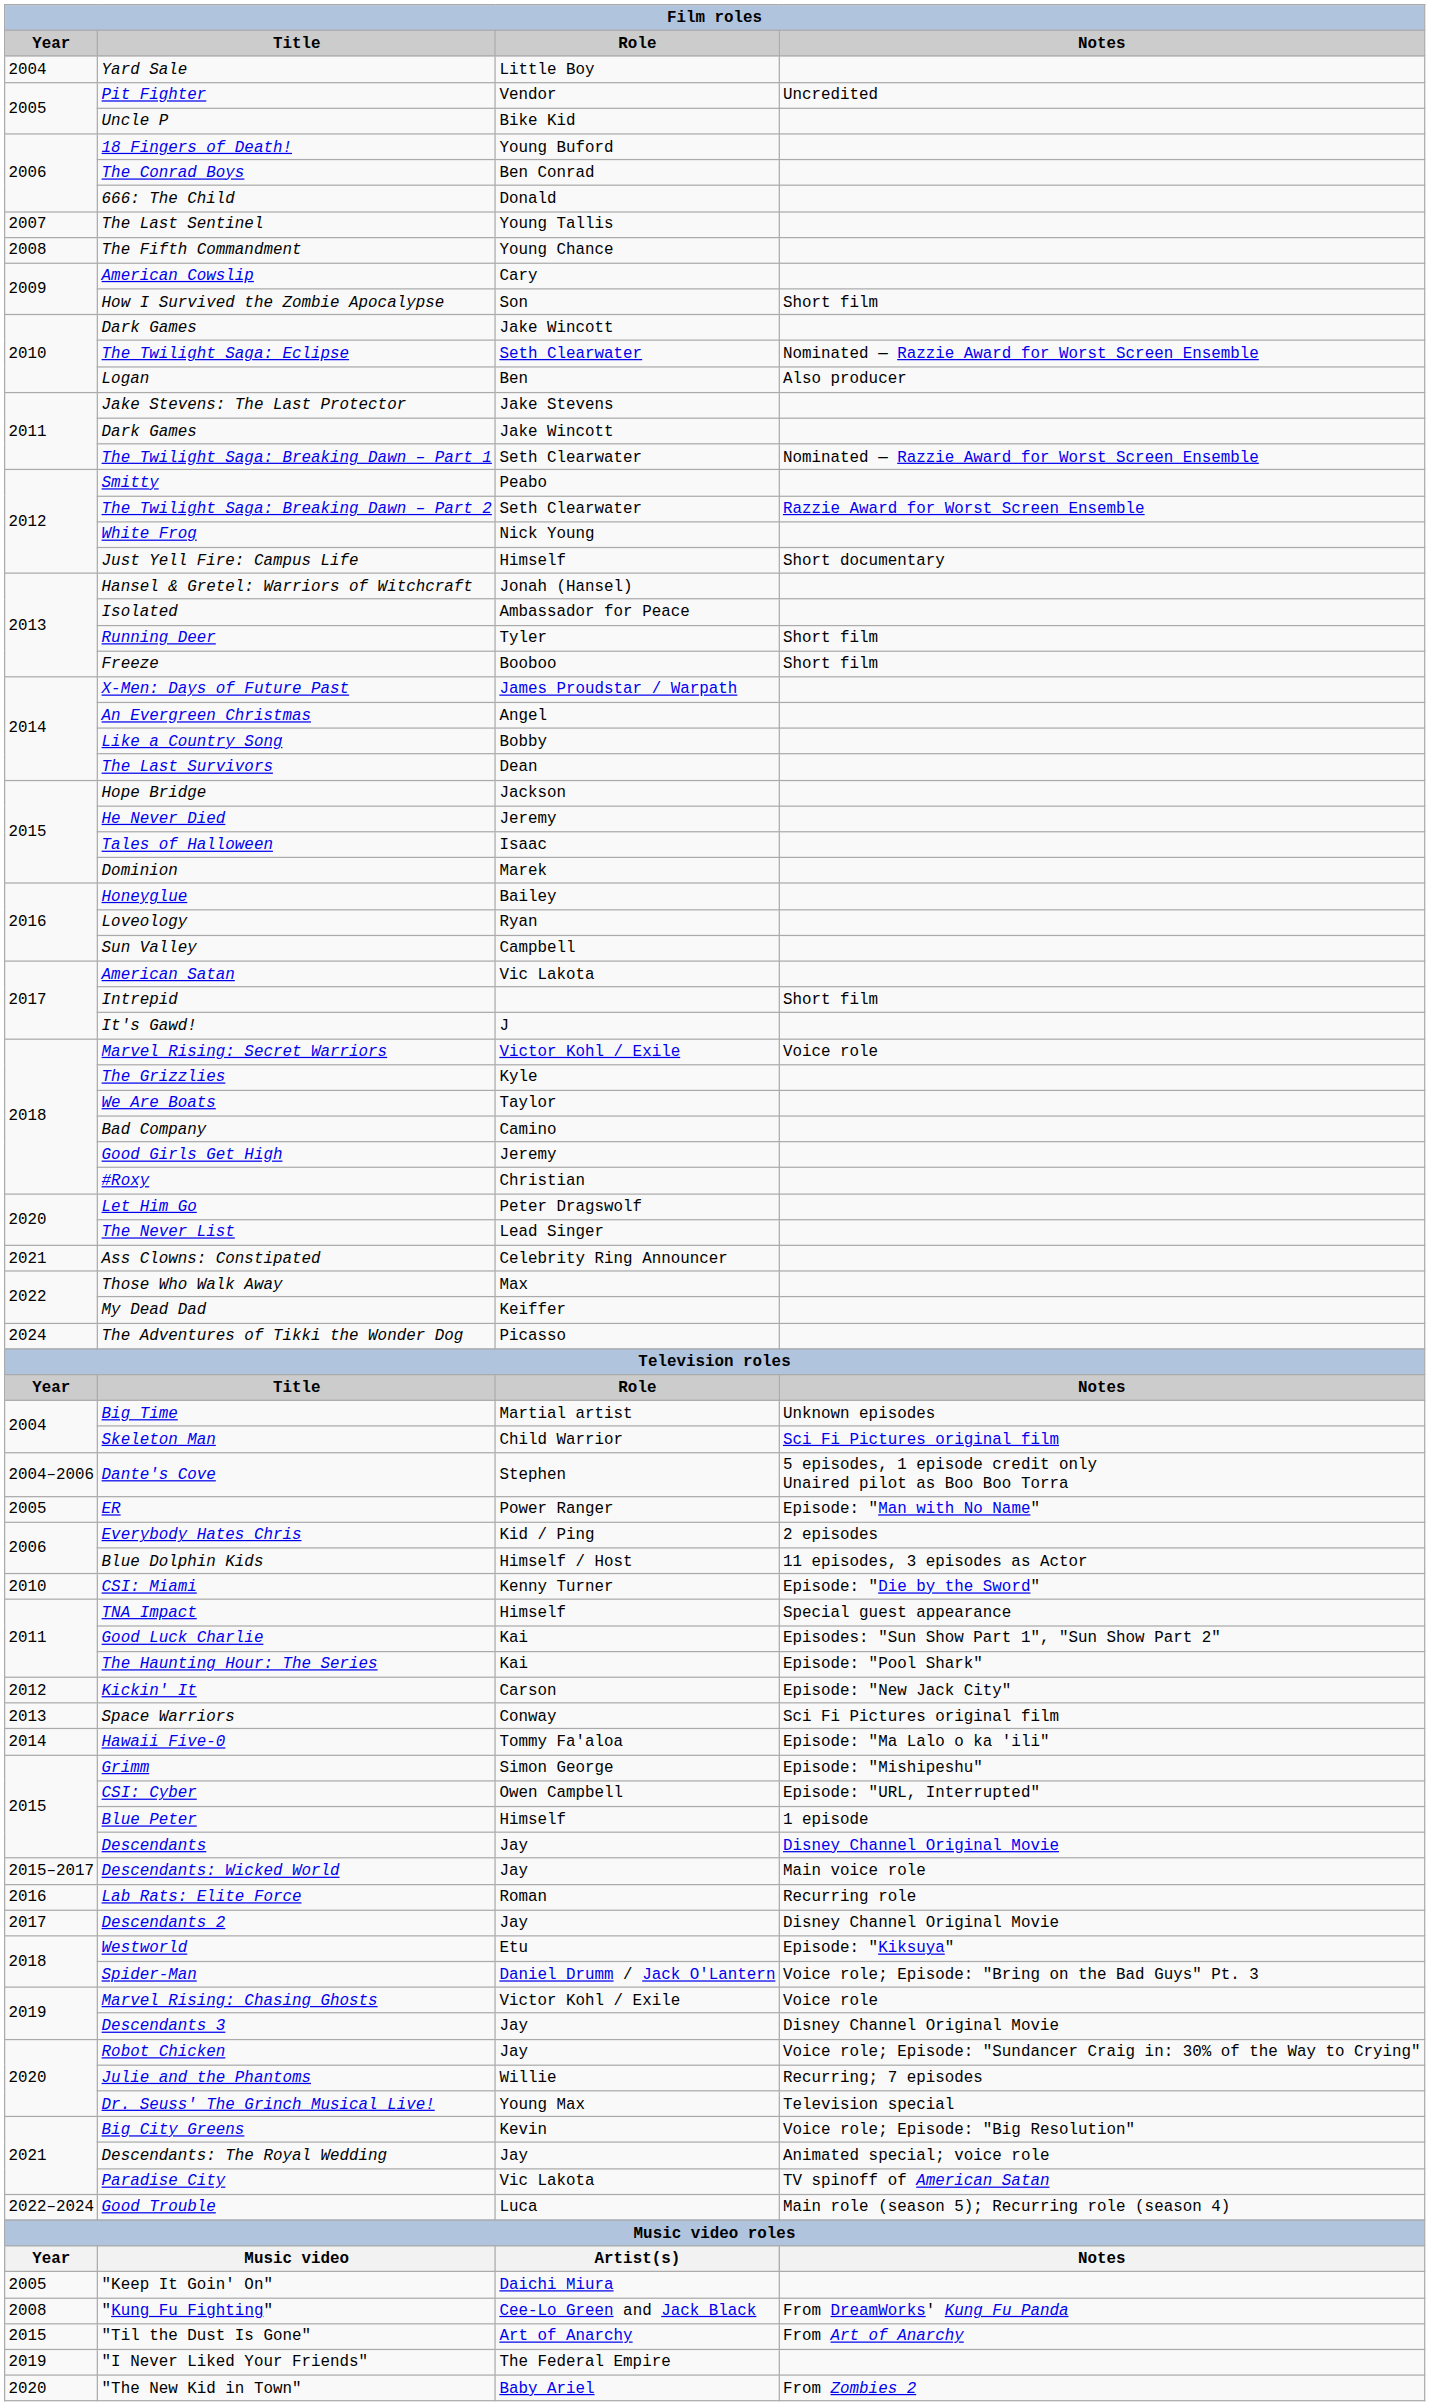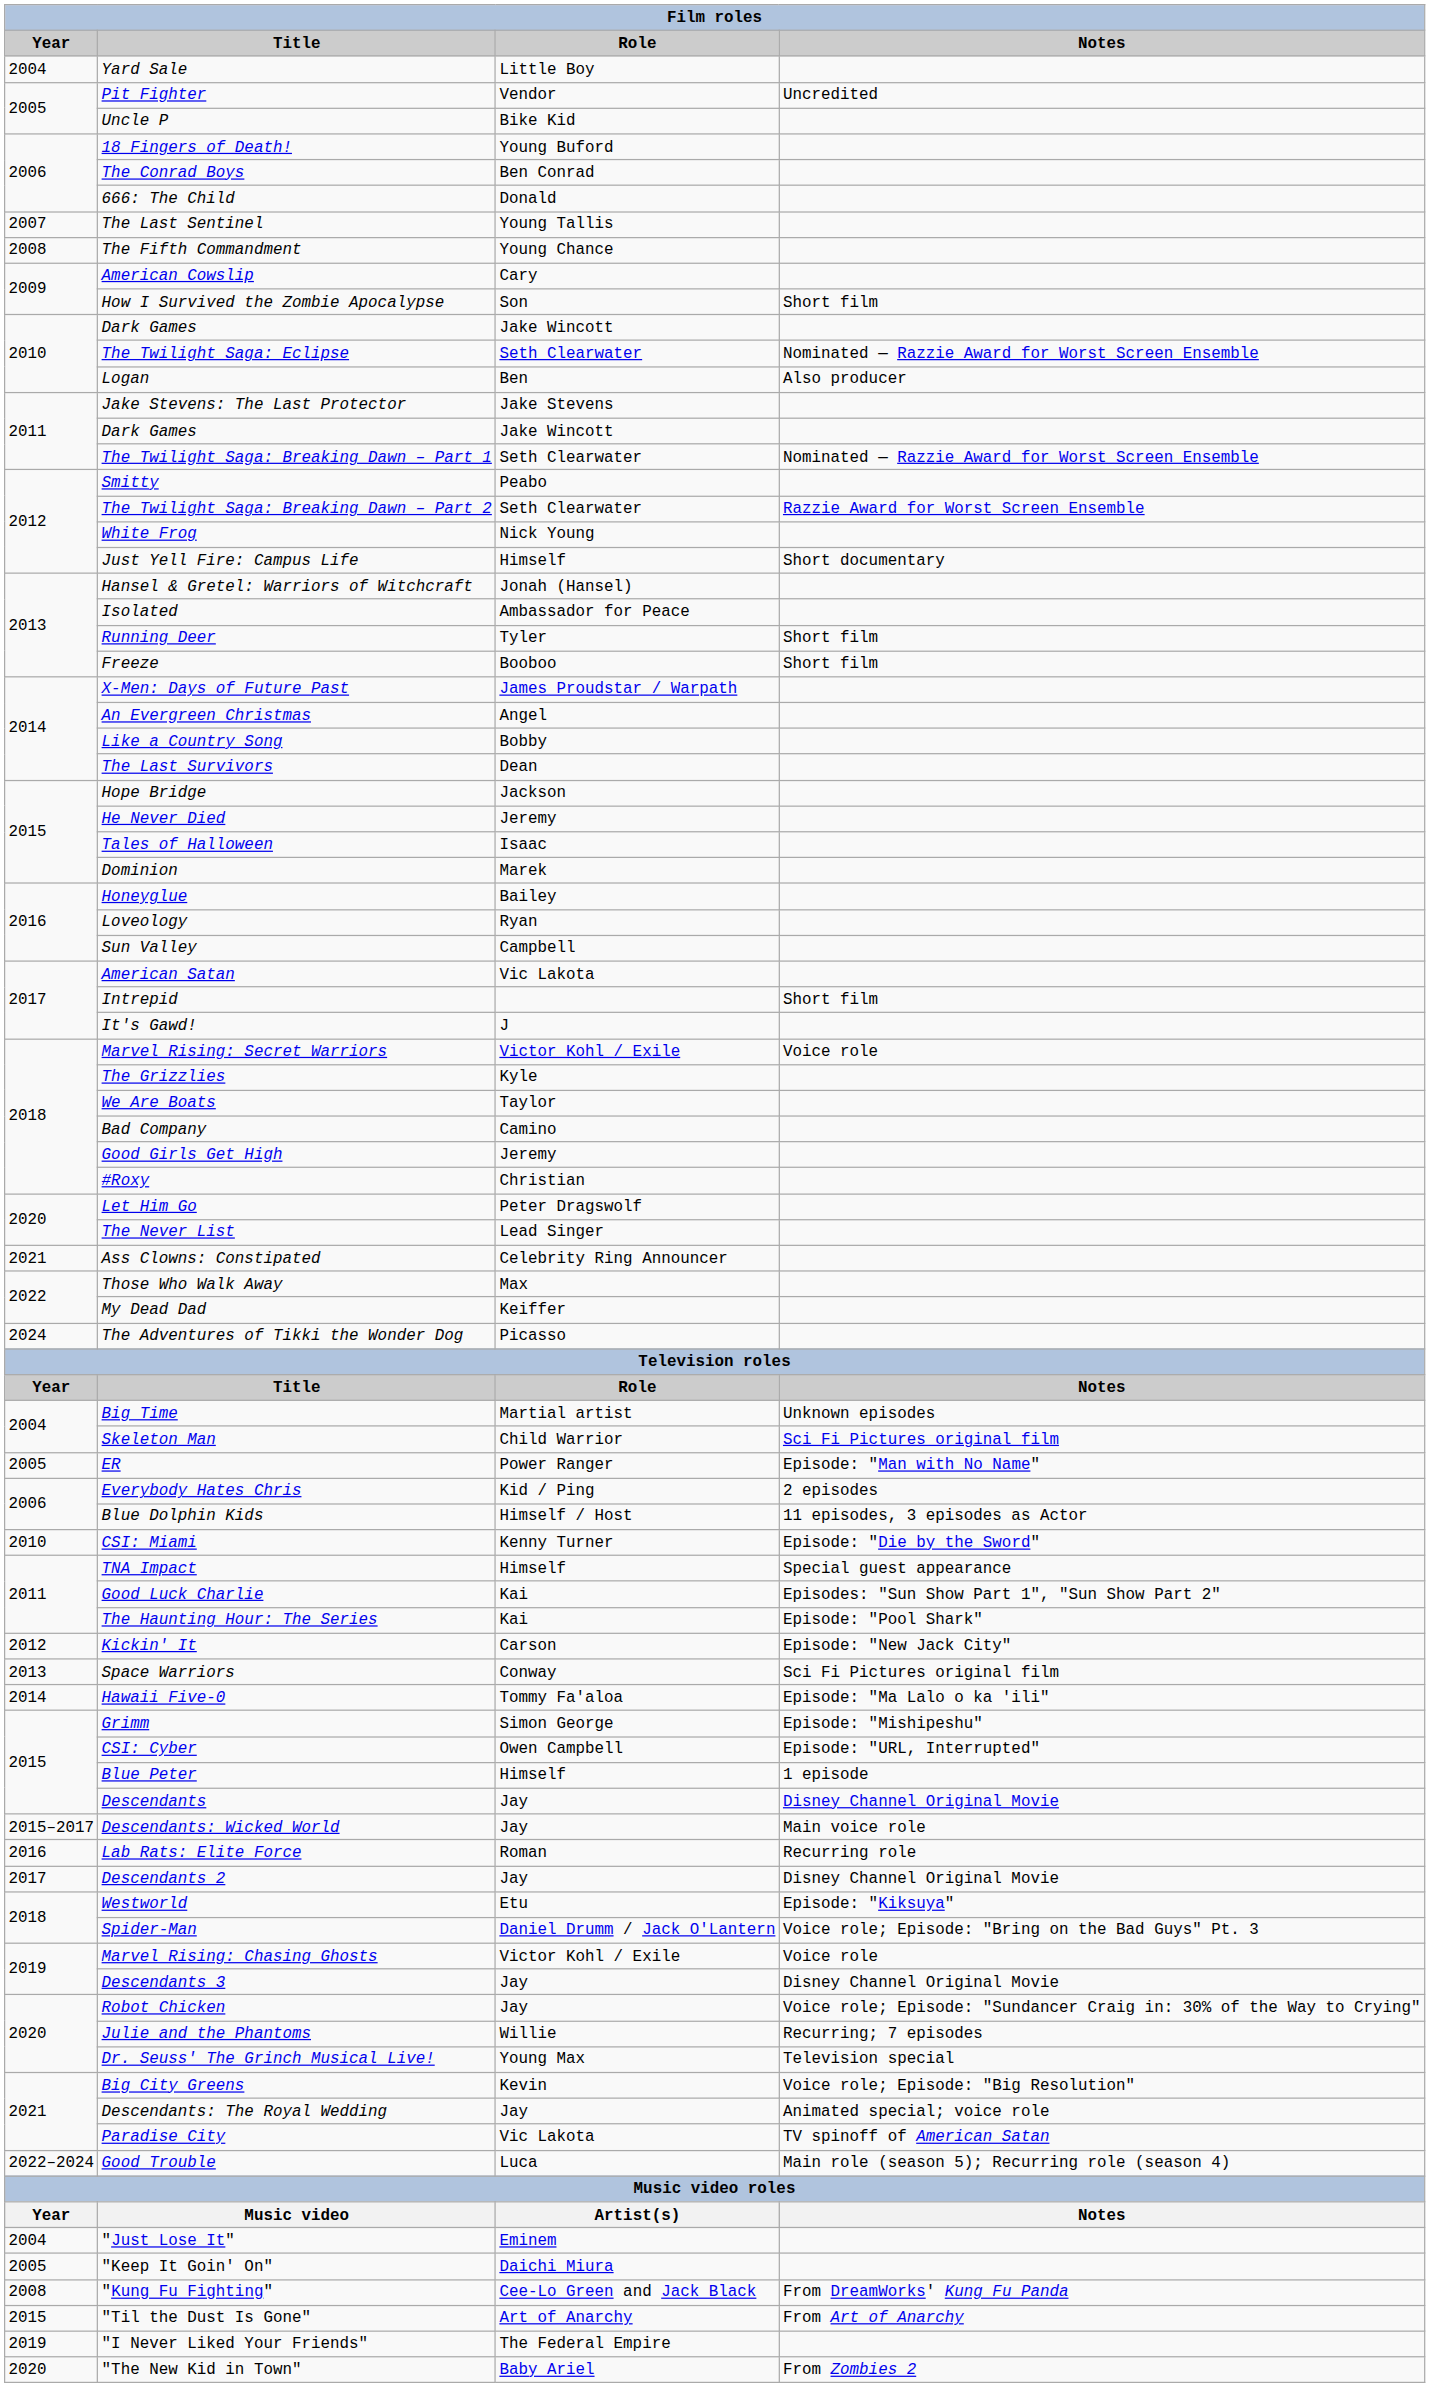- row: (51, 1474)
+ row: (27, 2241)
